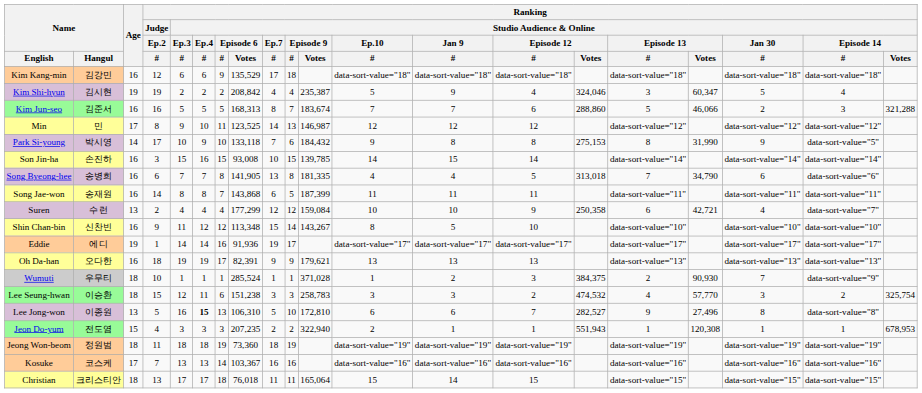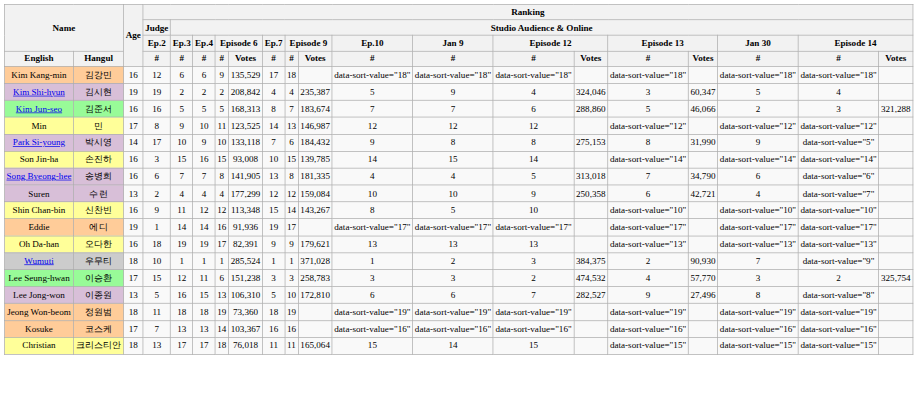- row: (39, 193)
(133, 295) 18 -> (133, 278) 17
(204, 312) bold -> (204, 295) normal
- row: (39, 329)
